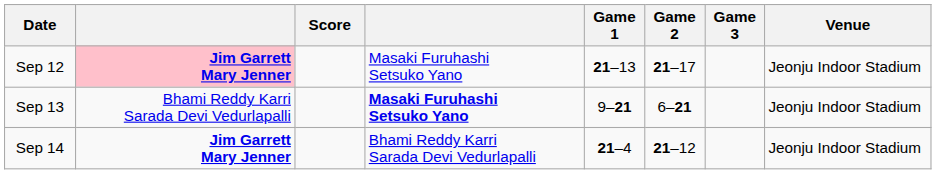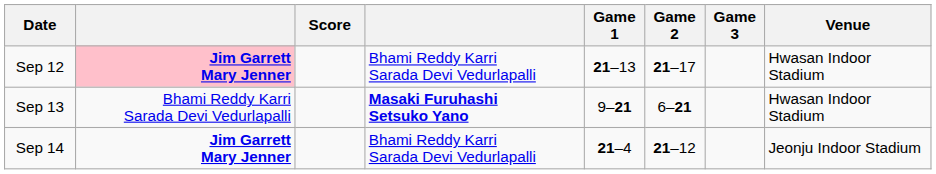(429, 67) Masaki Furuhashi Setsuko Yano -> (452, 67) Bhami Reddy Karri Sarada Devi Vedurlapalli
(845, 67) Jeonju Indoor Stadium -> (820, 67) Hwasan Indoor Stadium
(845, 108) Jeonju Indoor Stadium -> (820, 108) Hwasan Indoor Stadium
